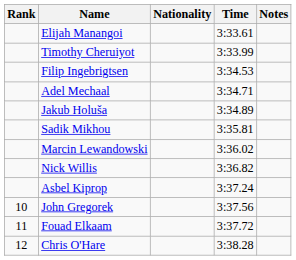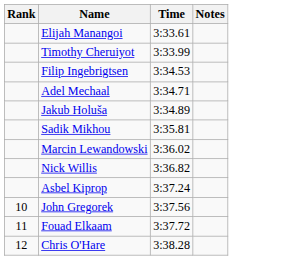- column: (182, 14)
